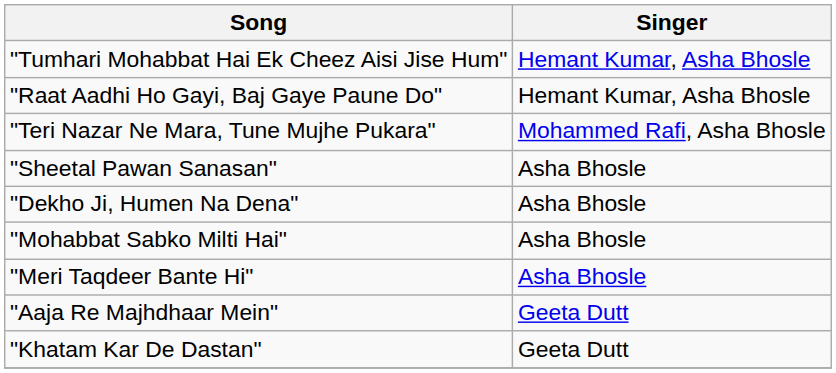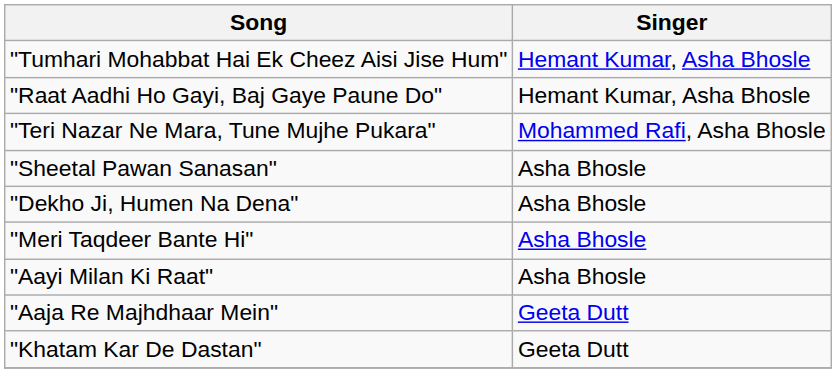- row: (148, 240)
+ row: (112, 276)
